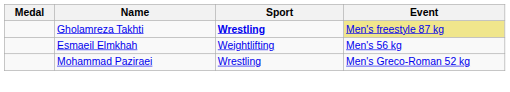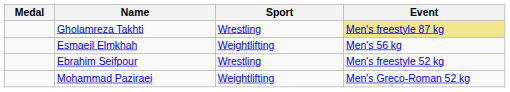(241, 29) bold -> (239, 29) normal
+ row: (97, 62)
(239, 62) Wrestling -> (246, 78) Weightlifting
